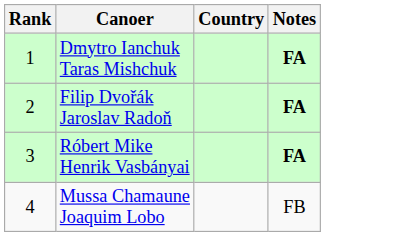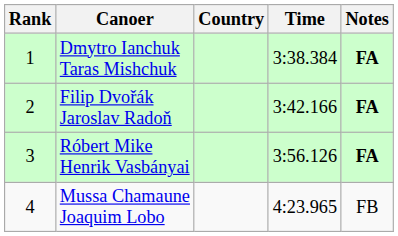+ column: (305, 18)
